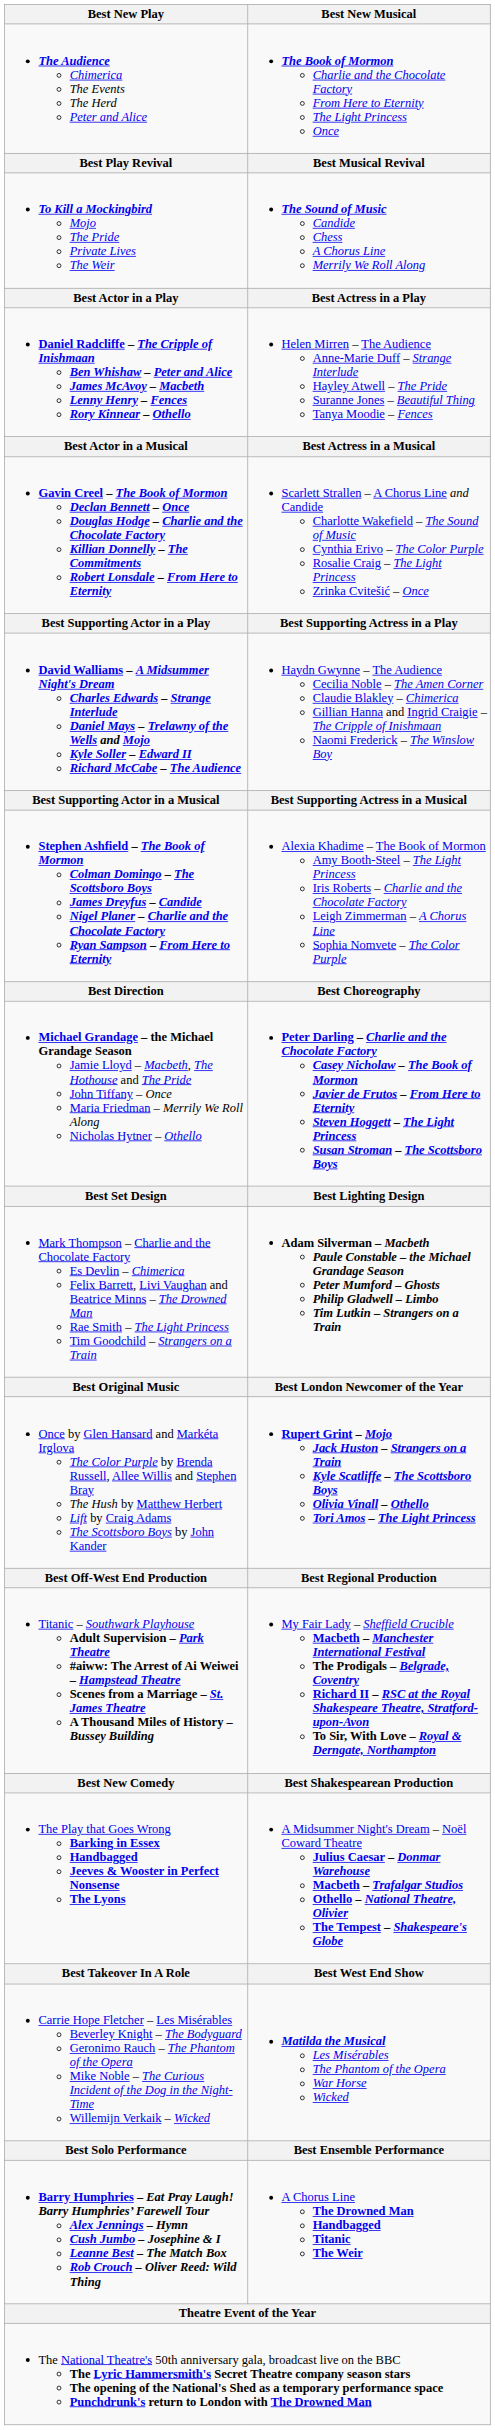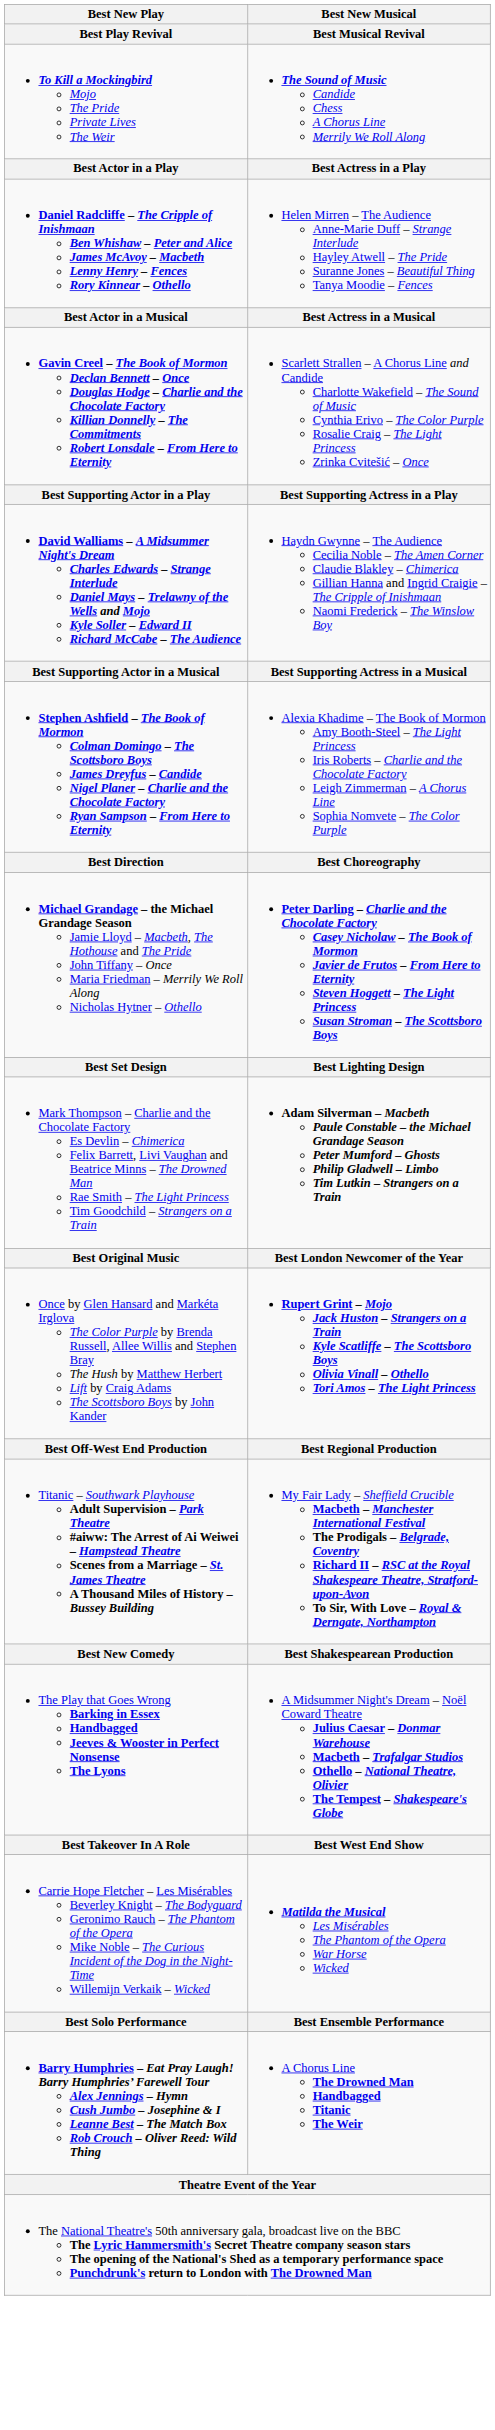- row: (126, 89)
